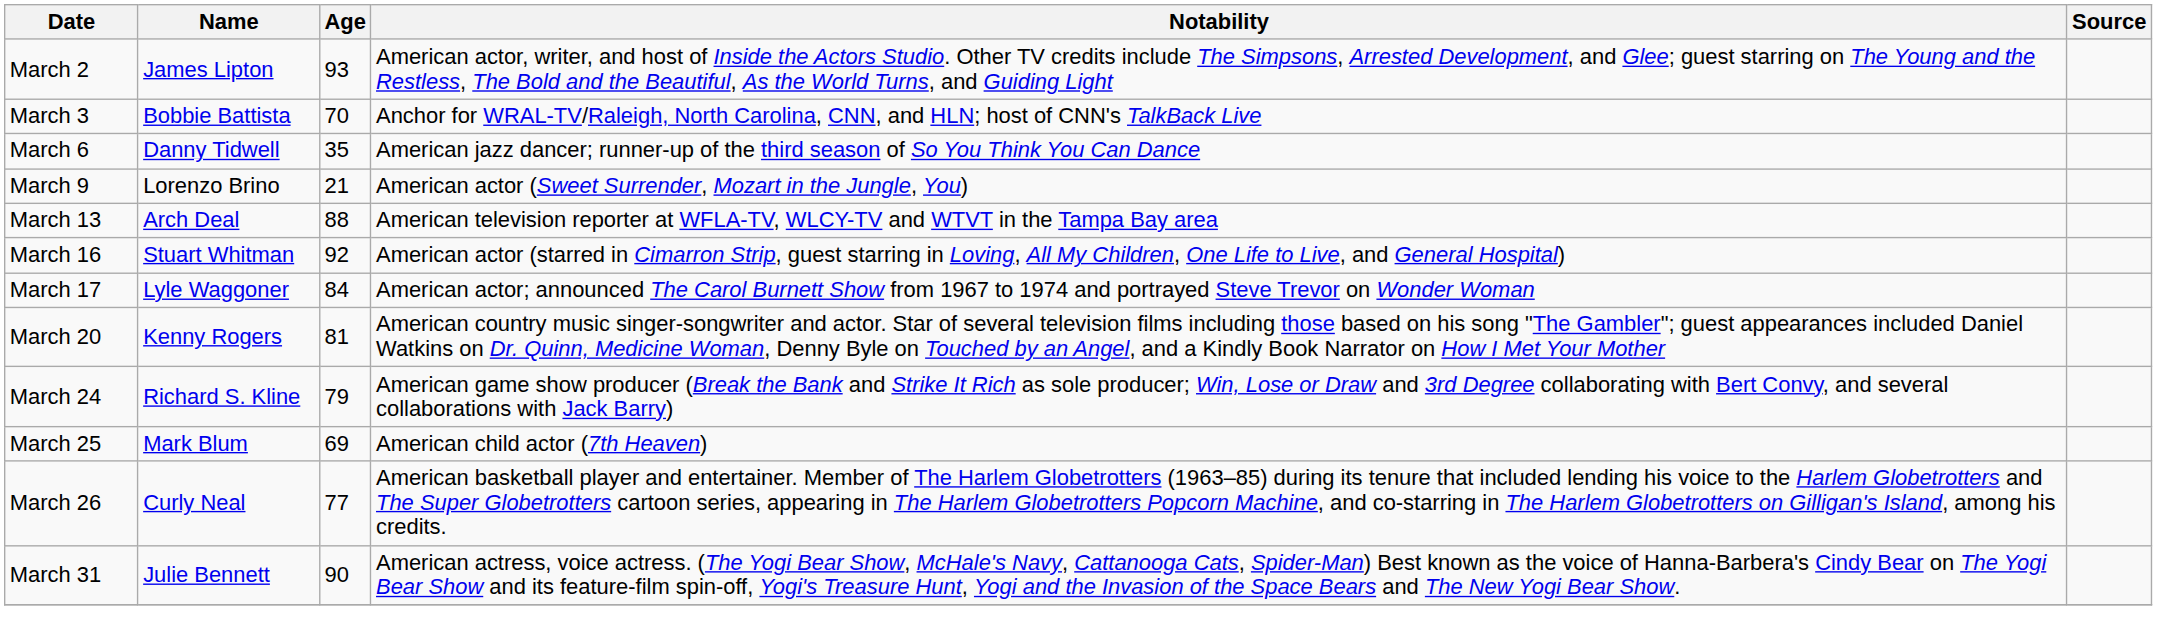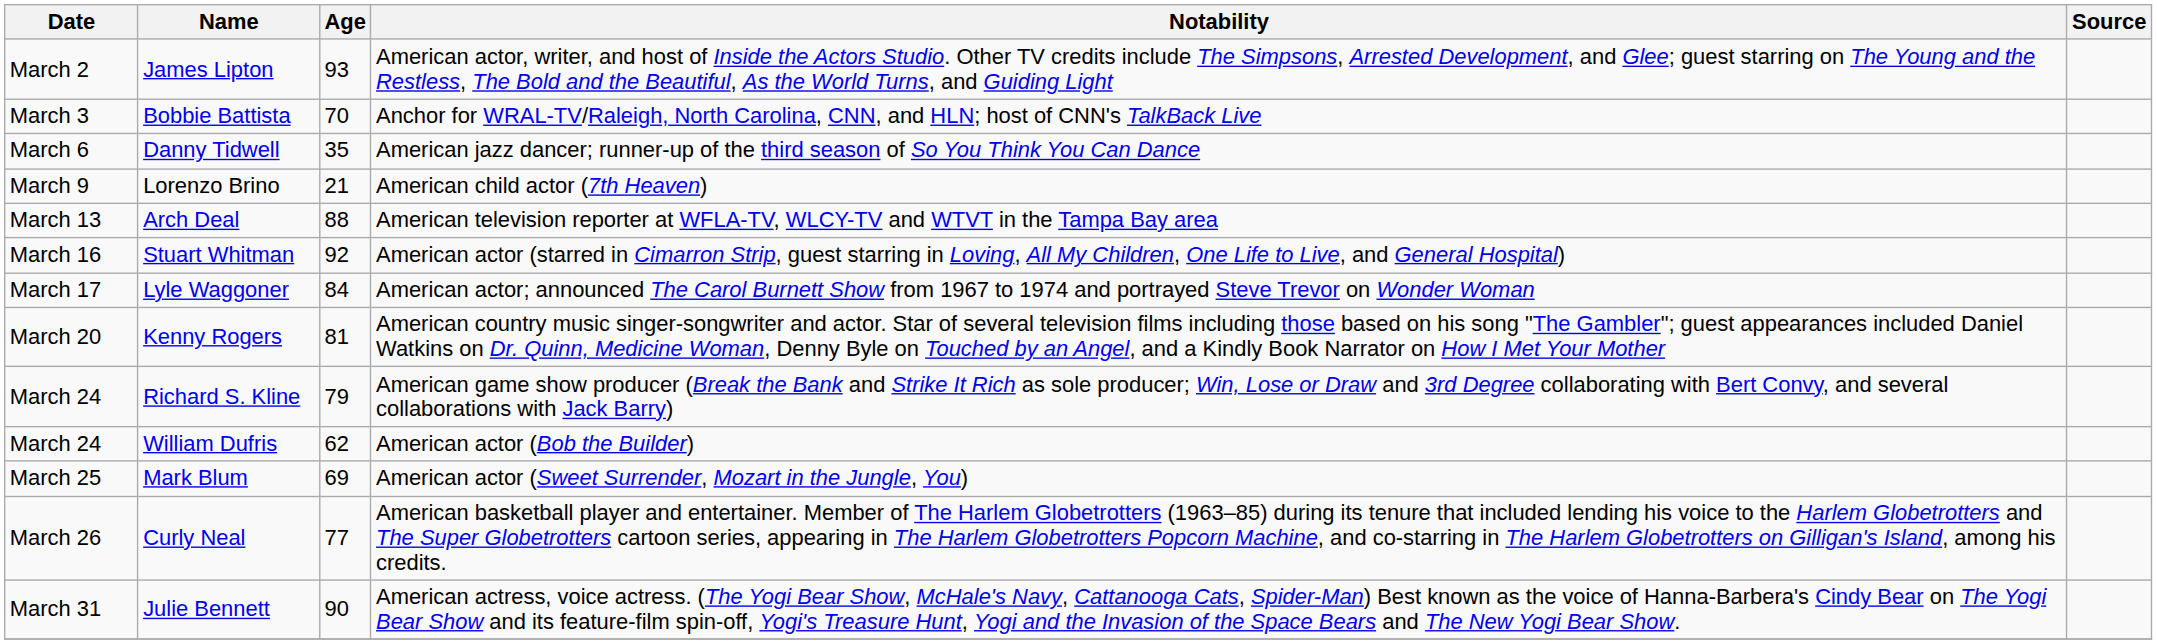(672, 185) American actor (Sweet Surrender, Mozart in the Jungle, You) -> (542, 185) American child actor (7th Heaven)
+ row: (210, 443)
(542, 443) American child actor (7th Heaven) -> (672, 478) American actor (Sweet Surrender, Mozart in the Jungle, You)
